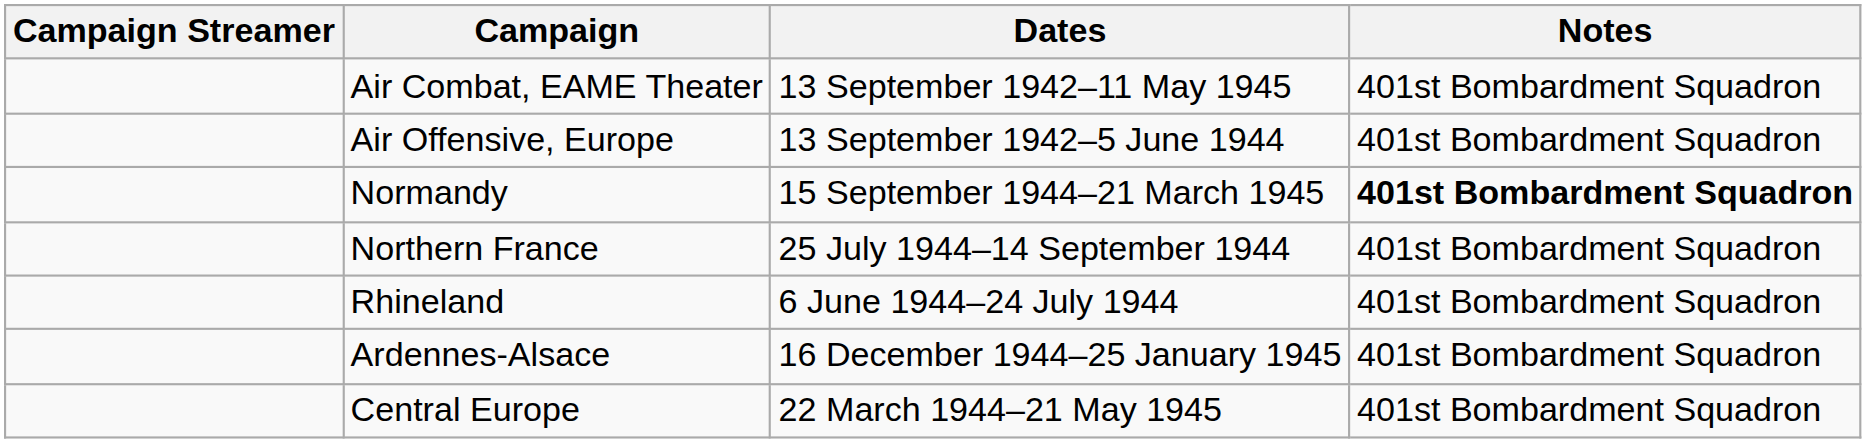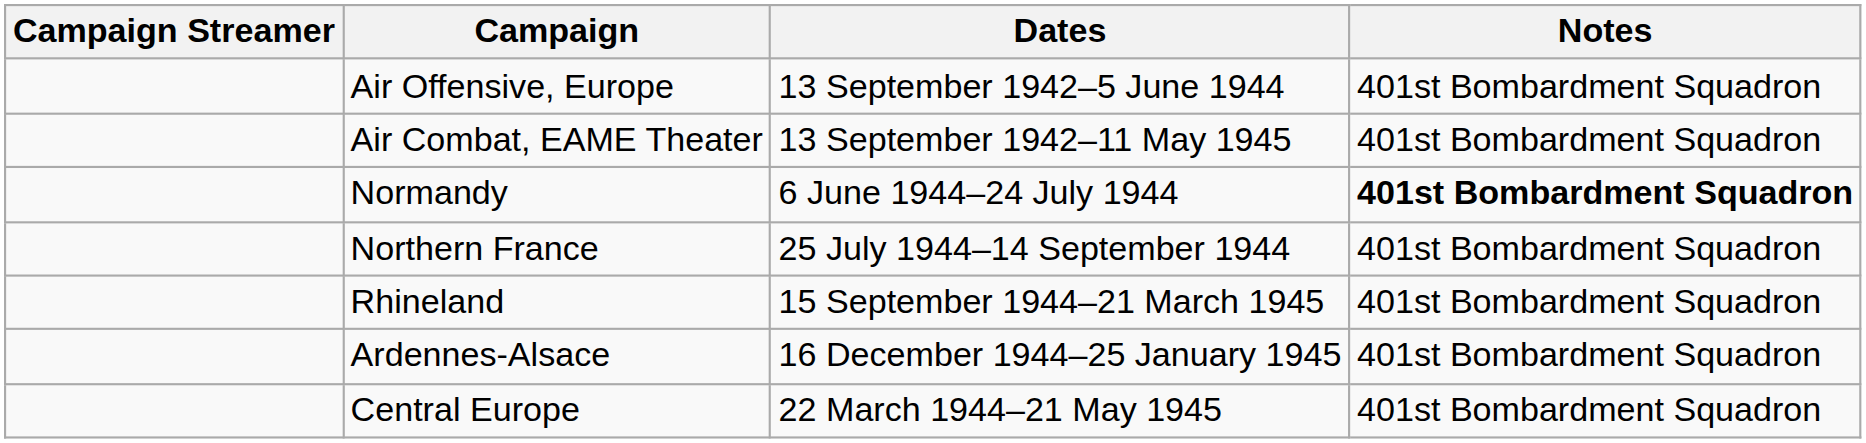rows swapped: (512, 139) <-> (557, 85)
(1051, 193) 15 September 1944–21 March 1945 -> (979, 193) 6 June 1944–24 July 1944
(979, 301) 6 June 1944–24 July 1944 -> (1051, 301) 15 September 1944–21 March 1945
